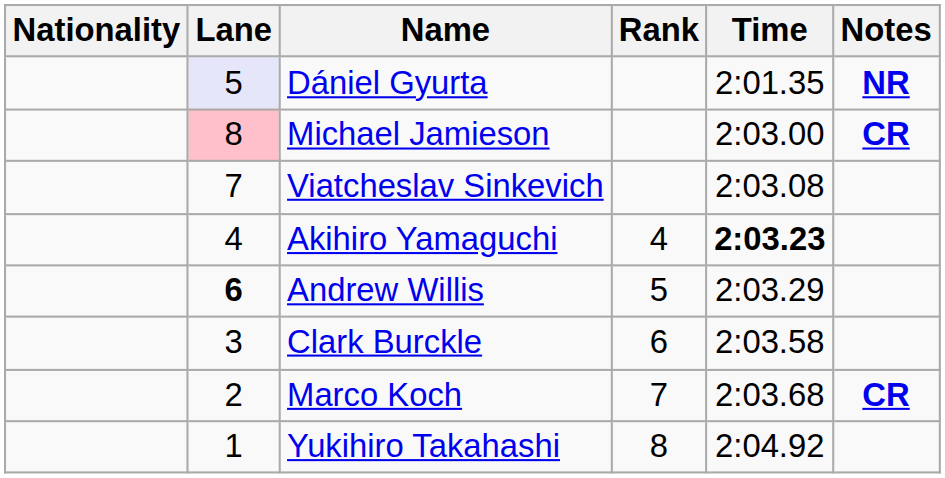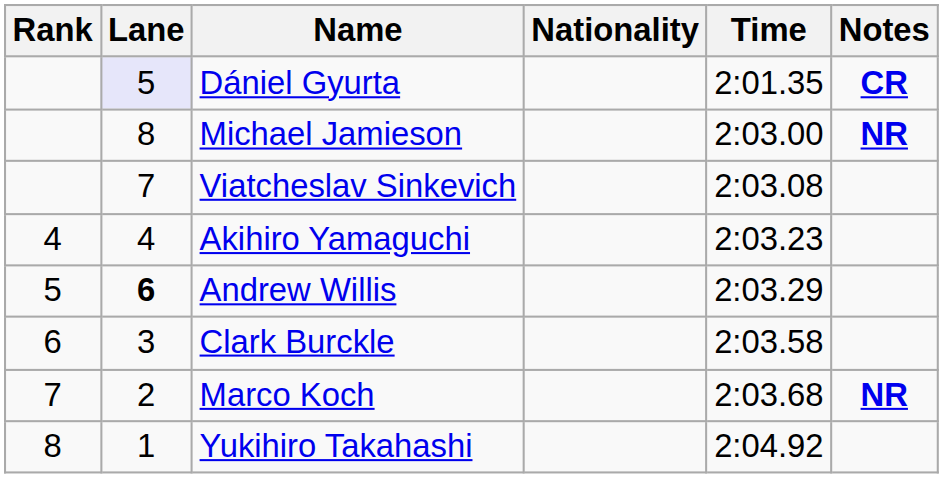columns swapped: (659, 30) <-> (96, 30)
(886, 82) NR -> (884, 82) CR
(234, 134) pink background -> (146, 134) no background
(886, 134) CR -> (884, 134) NR
(770, 238) bold -> (769, 238) normal
(886, 394) CR -> (884, 394) NR
